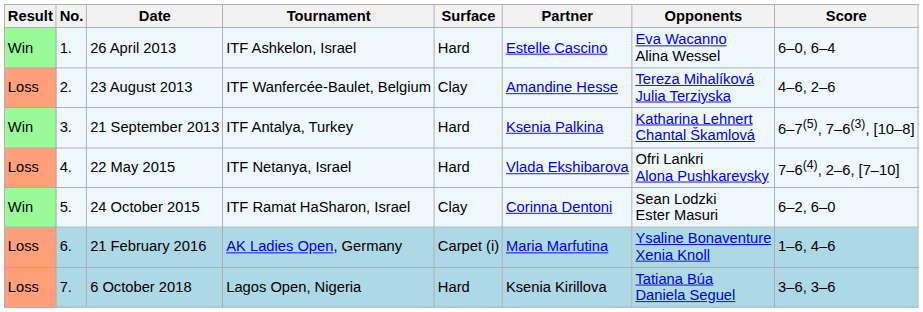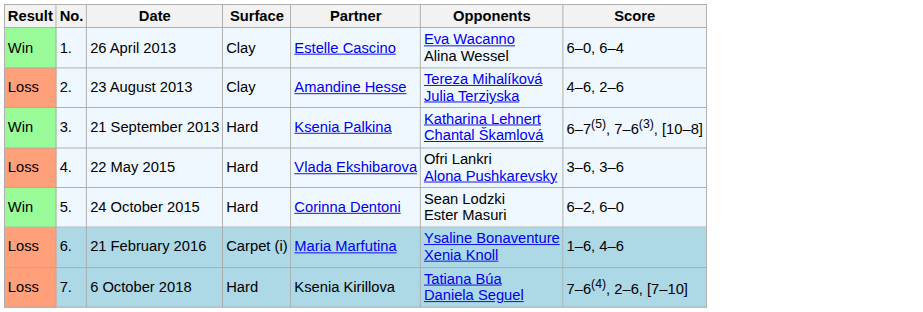- column: (329, 16)
(454, 47) Hard -> (241, 47) Clay
(839, 167) 7–6(4), 2–6, [7–10] -> (595, 167) 3–6, 3–6
(453, 207) Clay -> (242, 207) Hard
(807, 287) 3–6, 3–6 -> (627, 287) 7–6(4), 2–6, [7–10]
